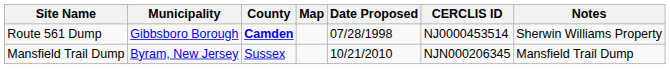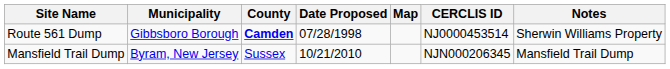columns swapped: (374, 14) <-> (312, 14)
